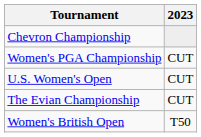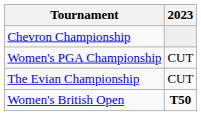- row: (60, 79)
(180, 121) normal -> (180, 100) bold
